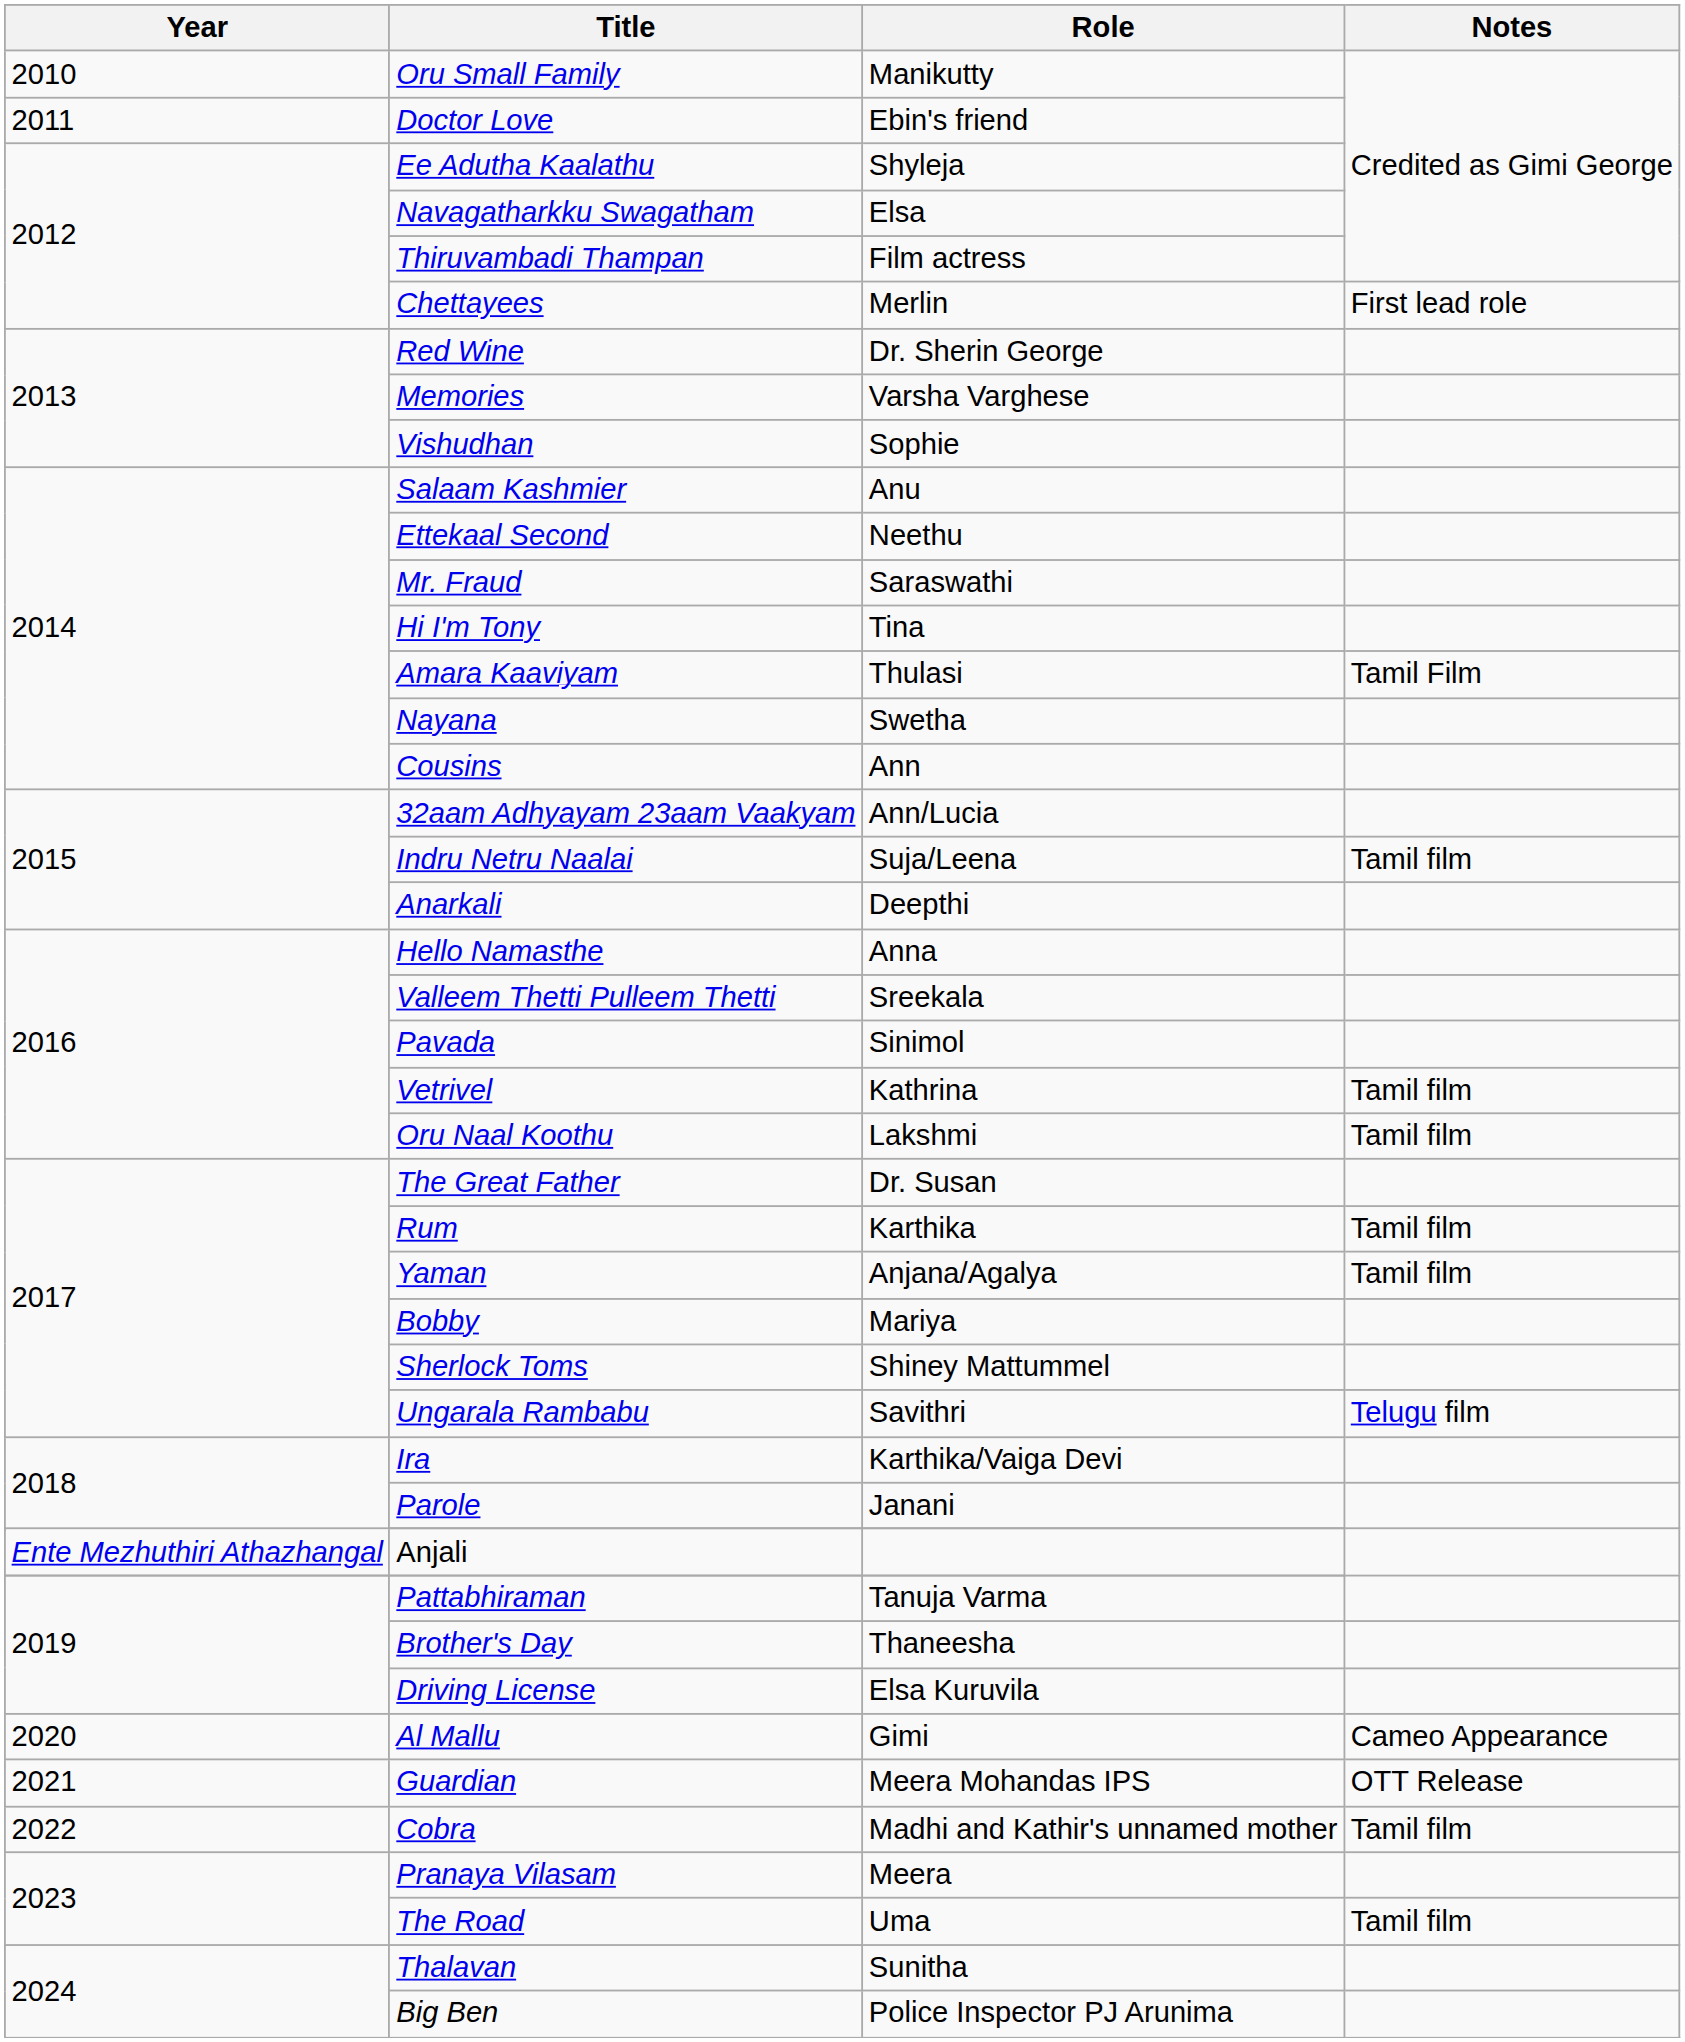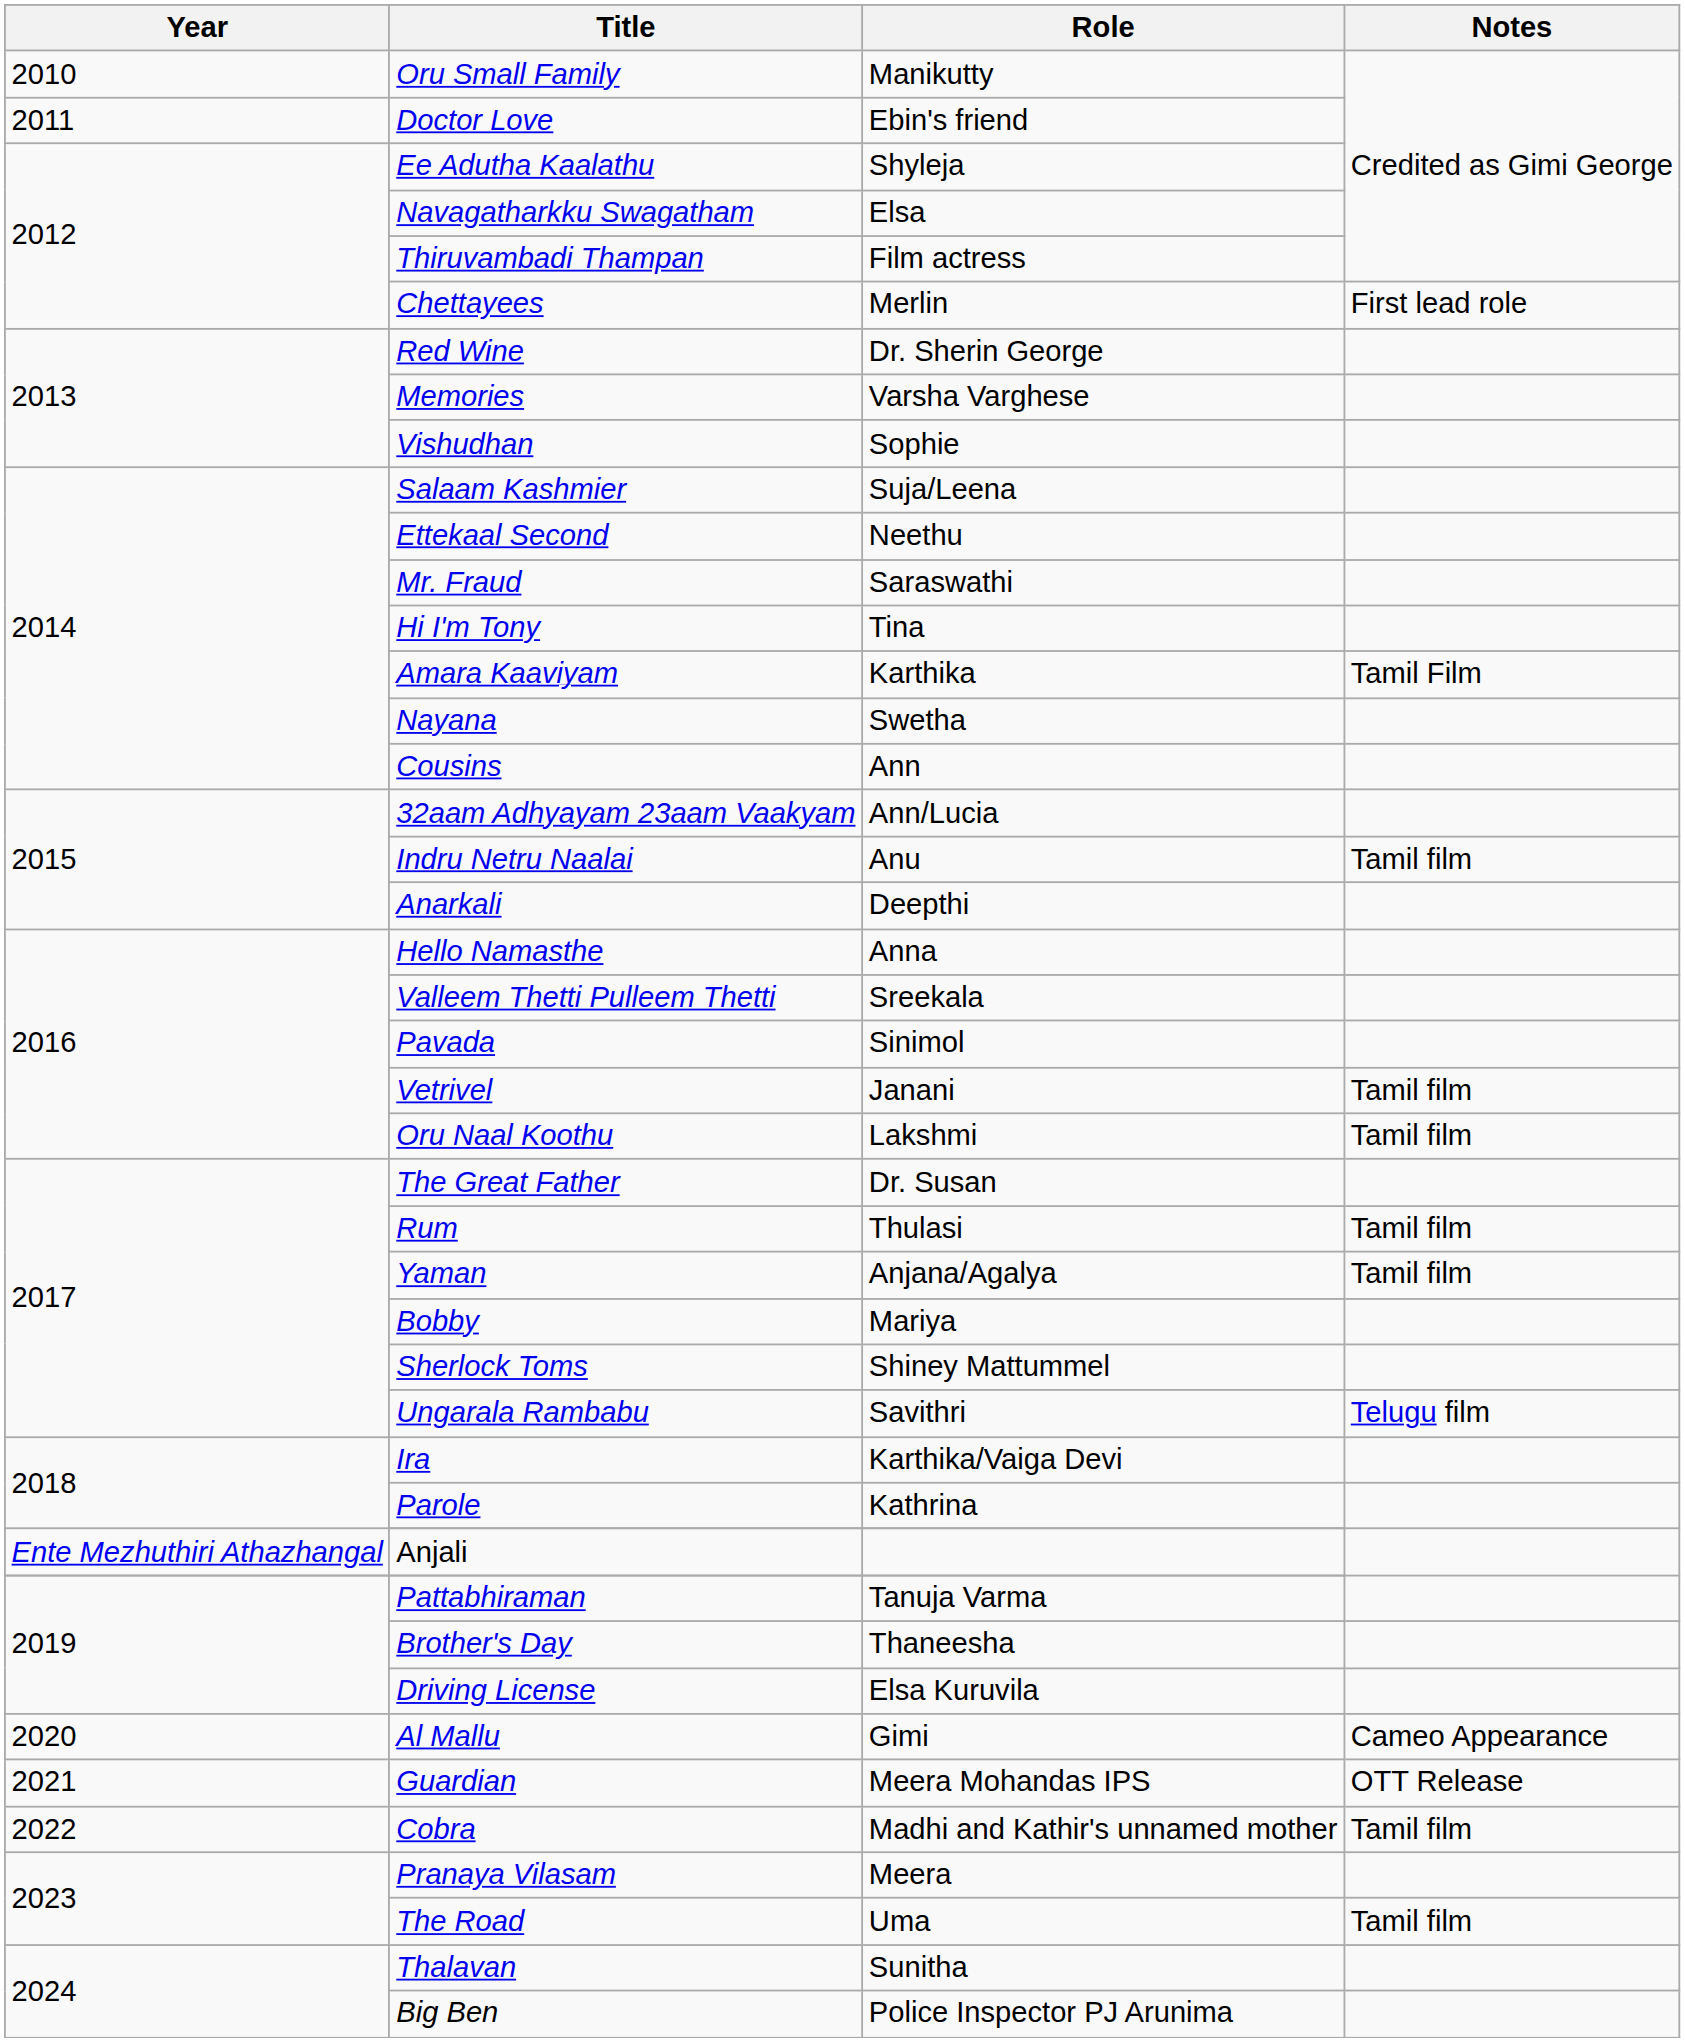(895, 489) Anu -> (943, 489) Suja/Leena
(916, 674) Thulasi -> (922, 674) Karthika
(943, 858) Suja/Leena -> (895, 858) Anu
(923, 1089) Kathrina -> (912, 1089) Janani
(922, 1228) Karthika -> (916, 1228) Thulasi
(912, 1505) Janani -> (923, 1505) Kathrina
